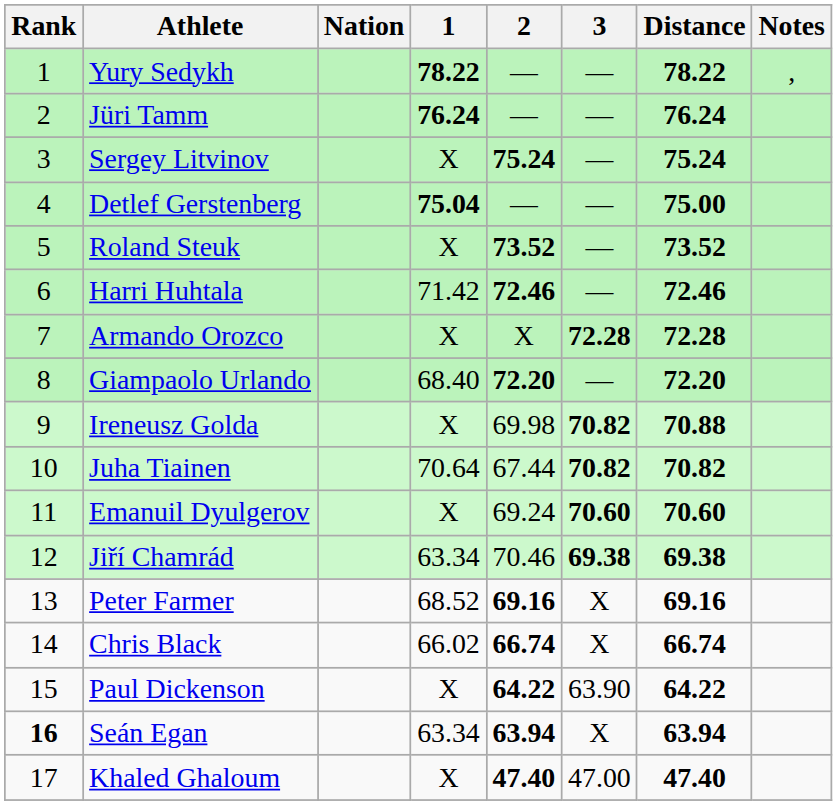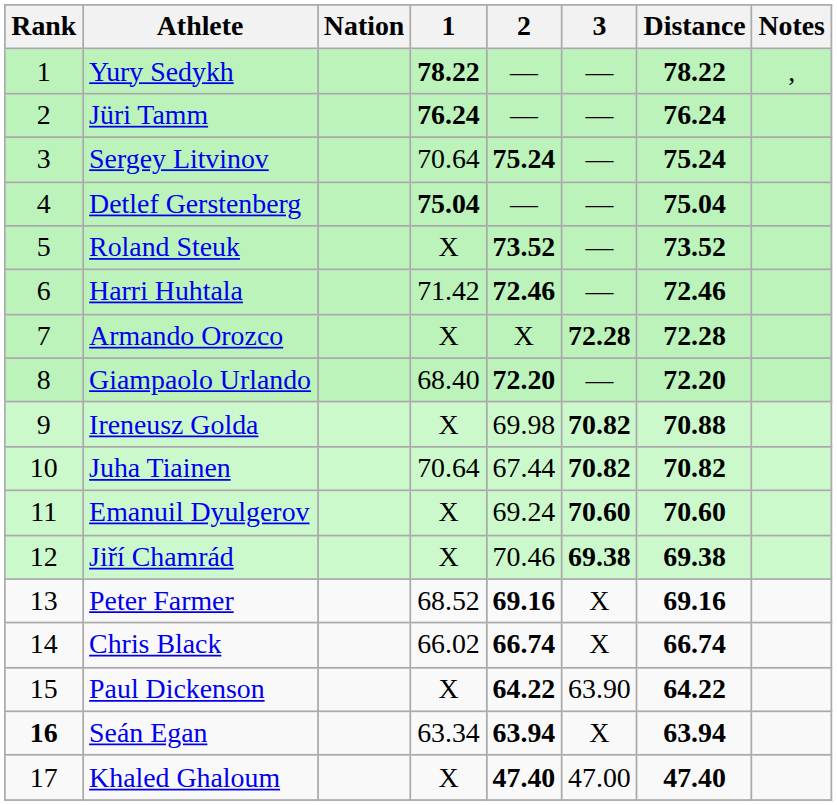(448, 159) X -> (448, 159) 70.64
(695, 203) 75.00 -> (695, 203) 75.04
(448, 556) 63.34 -> (448, 556) X
